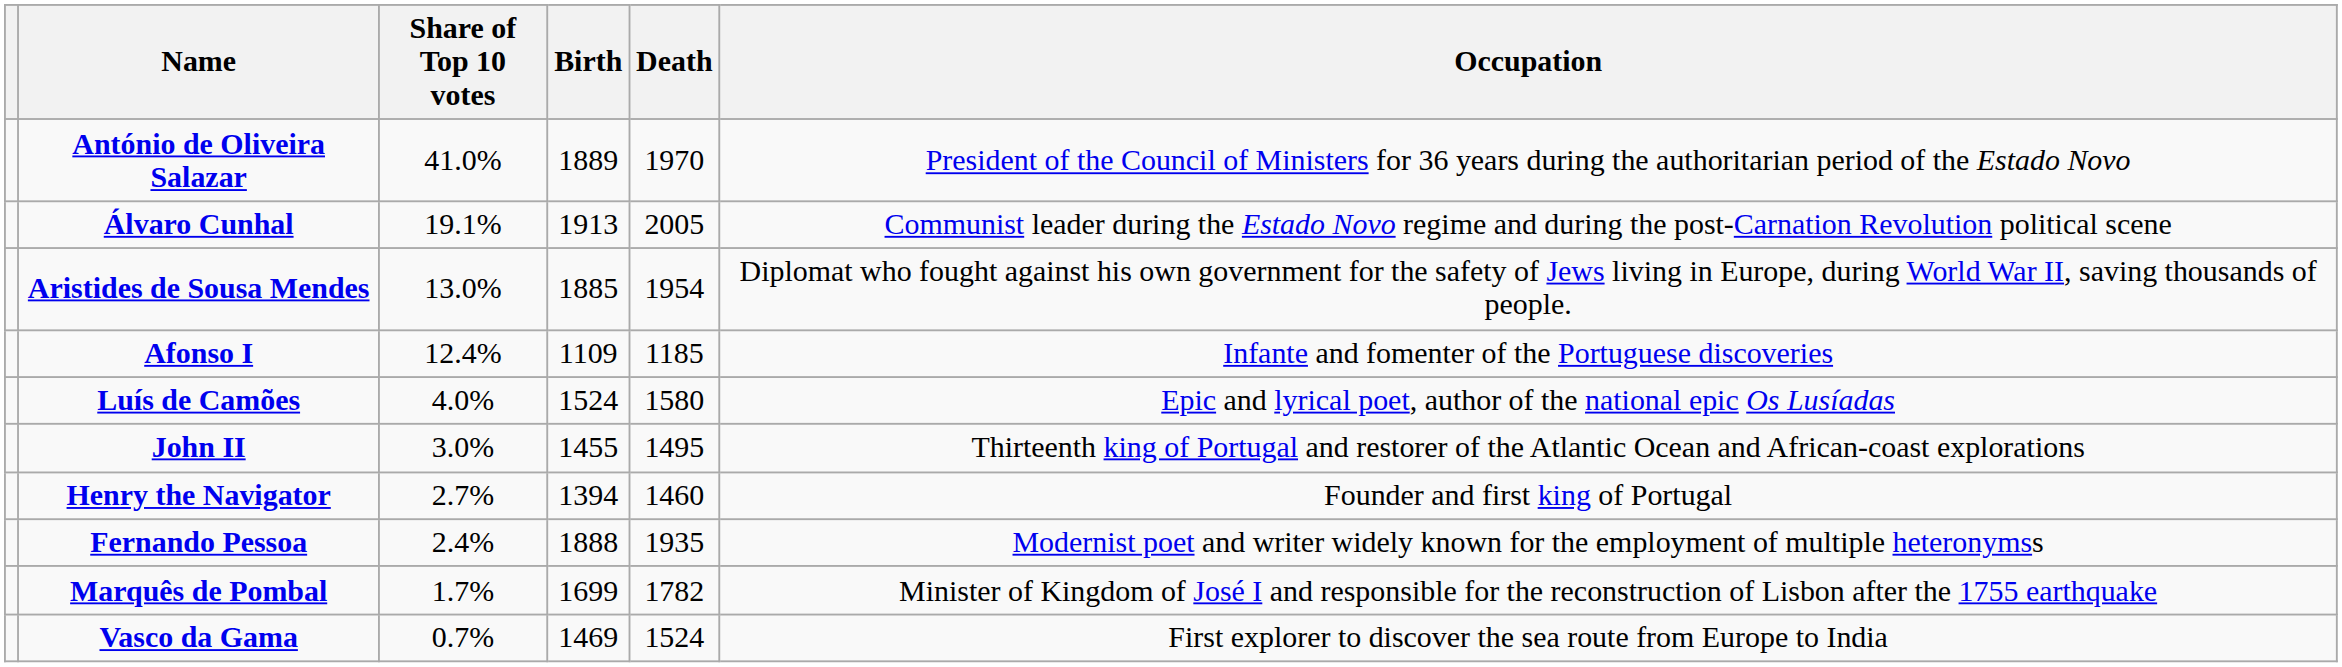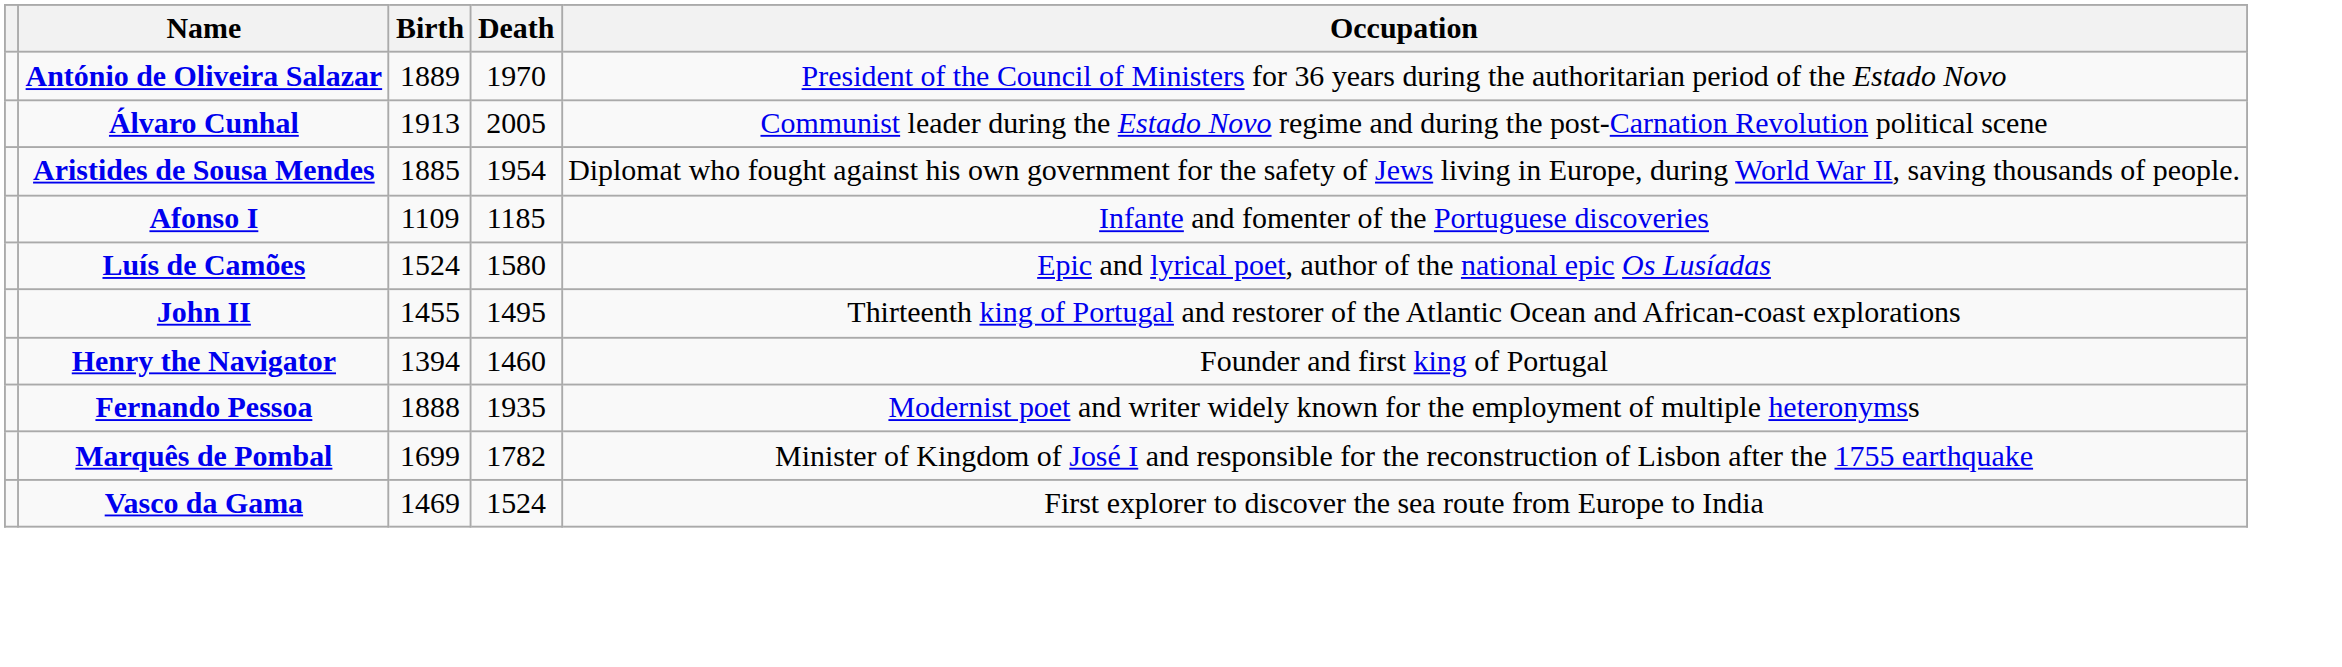- column: (463, 61)
